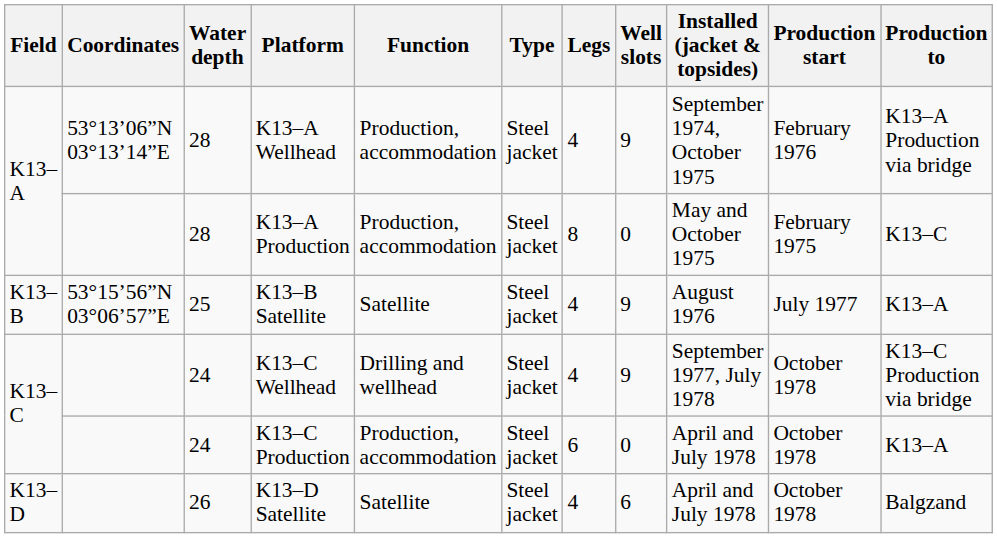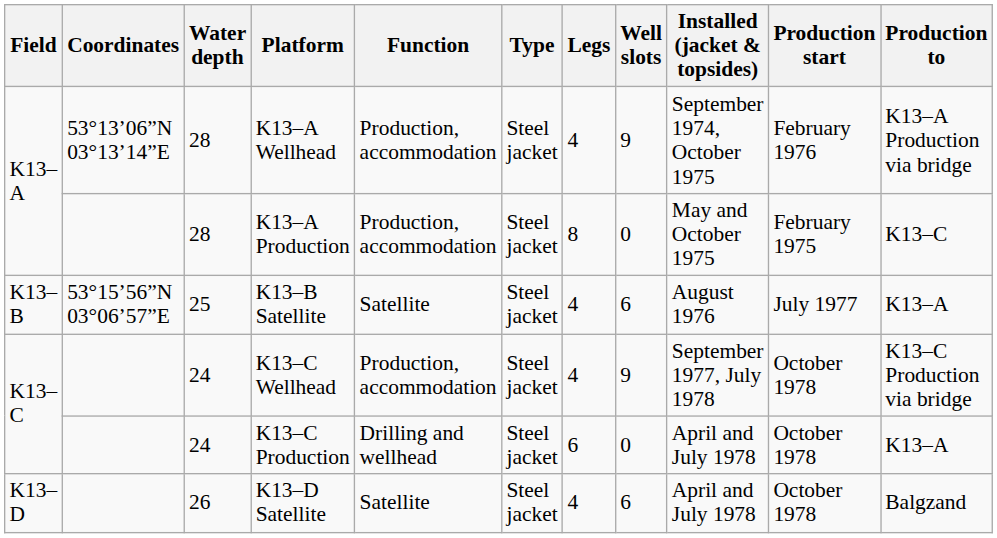(626, 304) 9 -> (626, 304) 6
(412, 374) Drilling and wellhead -> (428, 374) Production, accommodation
(428, 444) Production, accommodation -> (412, 444) Drilling and wellhead
